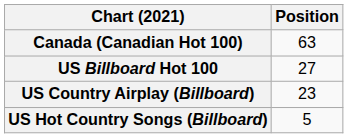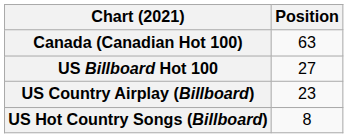(307, 119) 5 -> (307, 119) 8
